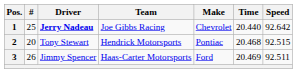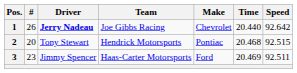(31, 27) 25 -> (31, 27) 26
(31, 57) 26 -> (31, 57) 23
